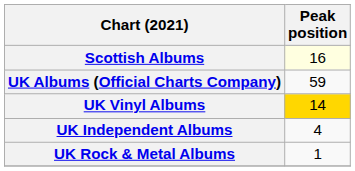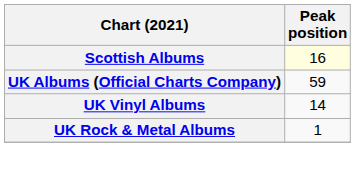(318, 105) gold background -> (318, 105) no background
- row: (145, 130)
